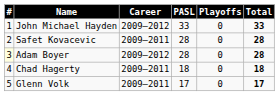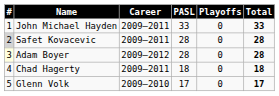(145, 26) 2009–2012 -> (145, 26) 2009–2011
(9, 40) no background -> (9, 40) lightgrey background
(145, 84) 2009–2011 -> (145, 84) 2009–2010
